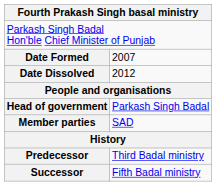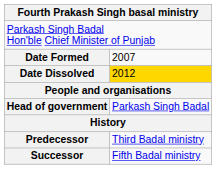(124, 73) no background -> (124, 73) gold background
- row: (57, 123)
